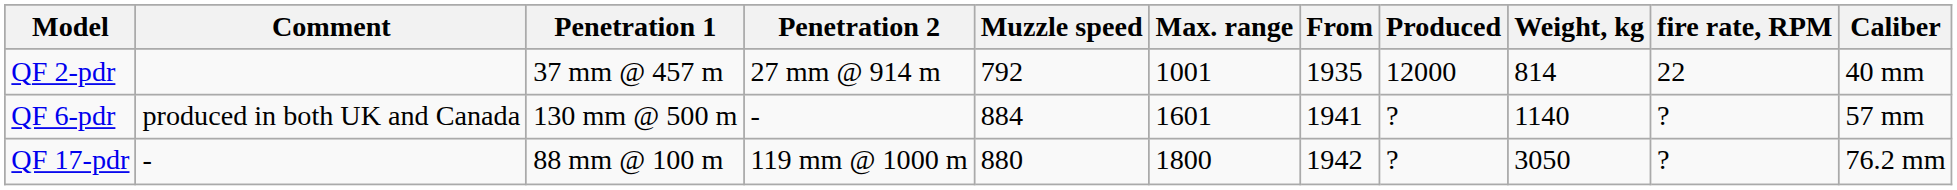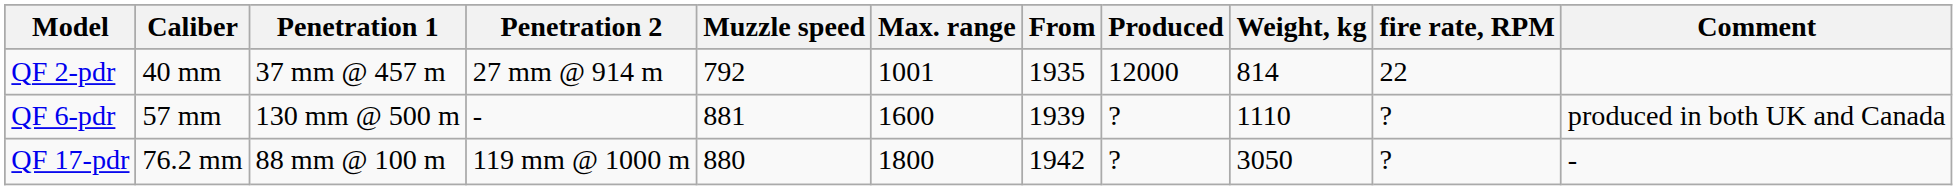columns swapped: (1895, 26) <-> (331, 26)
(1002, 116) 884 -> (724, 116) 881
(1184, 116) 1601 -> (906, 116) 1600
(1334, 116) 1941 -> (1057, 116) 1939
(1542, 116) 1140 -> (1264, 116) 1110
